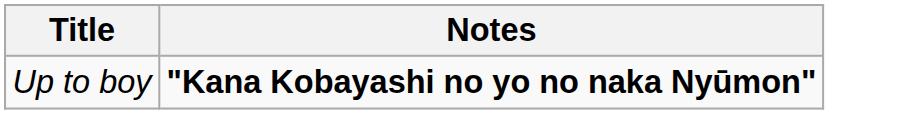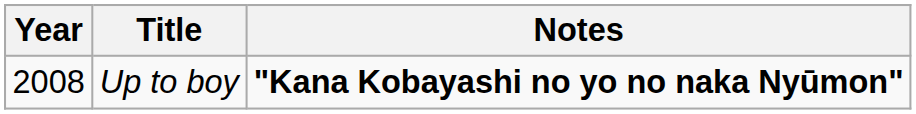+ column: (49, 30)
